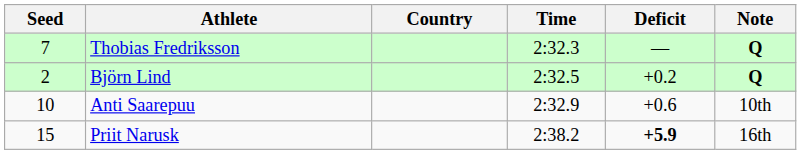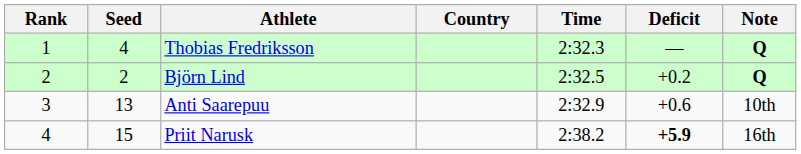+ column: (46, 18)
(45, 47) 7 -> (124, 47) 4
(45, 105) 10 -> (124, 105) 13
